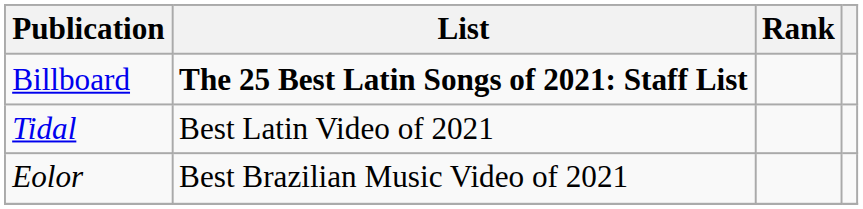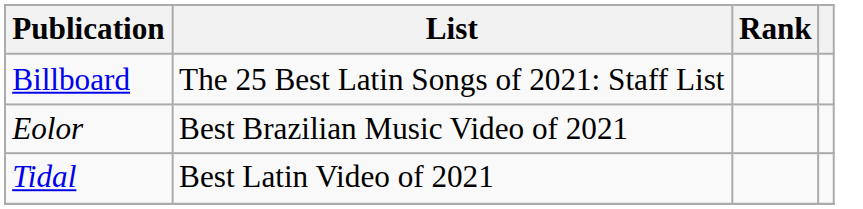(463, 78) bold -> (452, 78) normal
rows swapped: (44, 128) <-> (48, 177)
